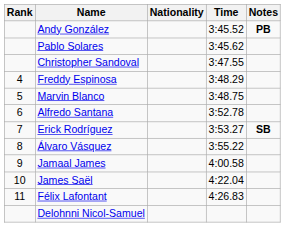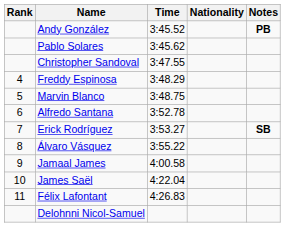columns swapped: (177, 12) <-> (226, 12)
